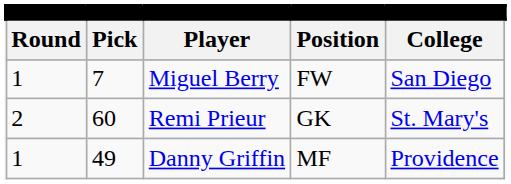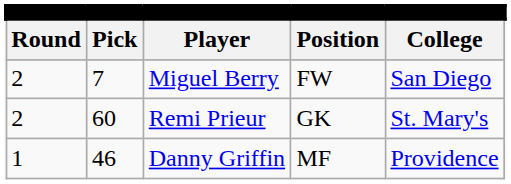(17, 78) 1 -> (17, 78) 2
(104, 158) 49 -> (104, 158) 46
